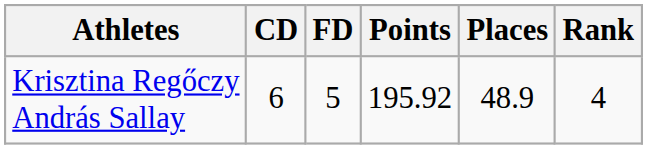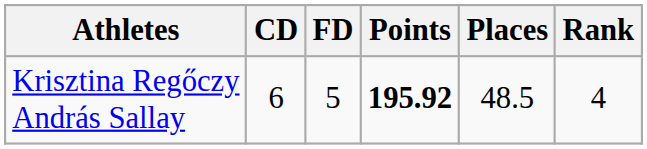(410, 98) normal -> (410, 98) bold
(507, 98) 48.9 -> (507, 98) 48.5
